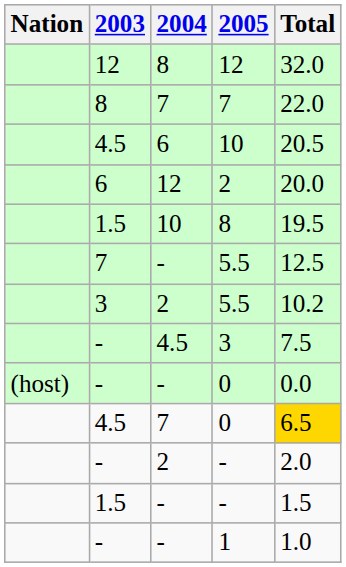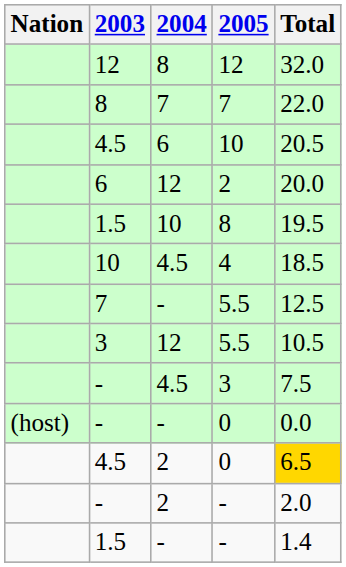+ row: (107, 263)
(163, 303) 2 -> (169, 343) 12
(302, 303) 10.2 -> (302, 343) 10.5
(163, 422) 7 -> (163, 462) 2
(296, 502) 1.5 -> (296, 542) 1.4
- row: (99, 542)
